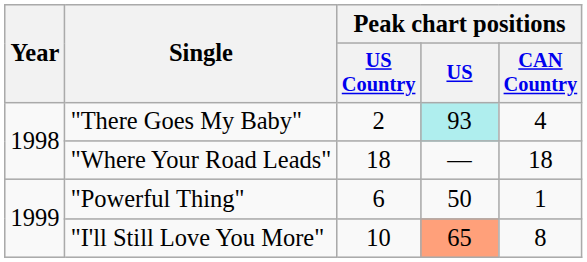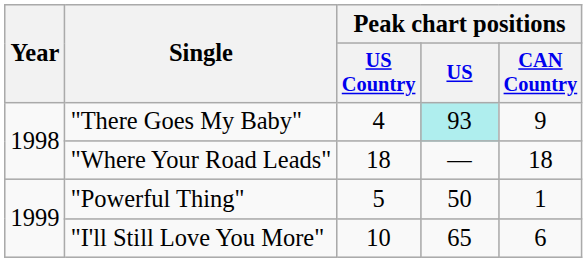(379, 121) 2 -> (379, 121) 4
(540, 121) 4 -> (540, 121) 9
(379, 199) 6 -> (379, 199) 5
(460, 237) lightsalmon background -> (460, 237) no background
(540, 237) 8 -> (540, 237) 6
